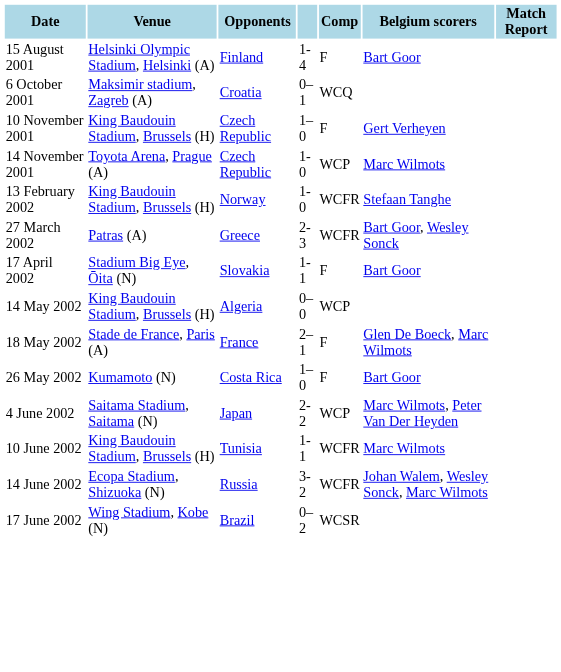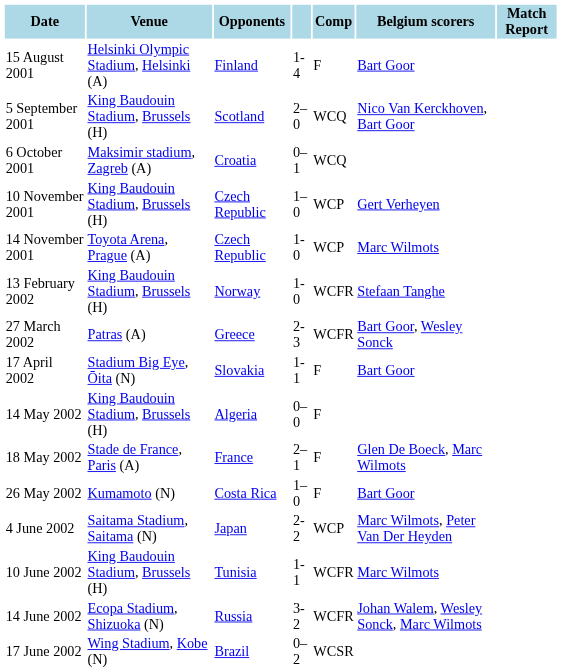+ row: (41, 116)
(323, 128) F -> (329, 204) WCP
(335, 306) WCP -> (317, 414) F
